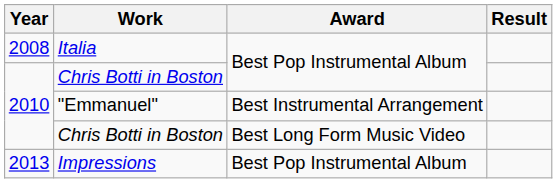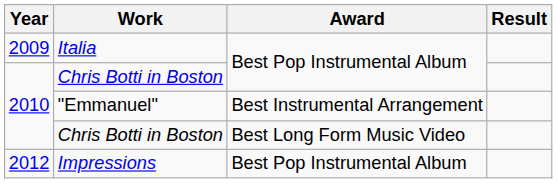(29, 47) 2008 -> (29, 47) 2009
(29, 163) 2013 -> (29, 163) 2012
